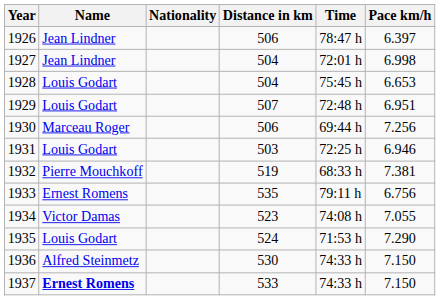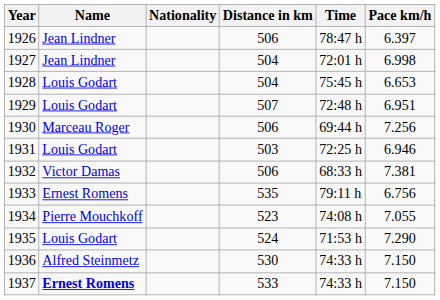(92, 171) Pierre Mouchkoff -> (81, 171) Victor Damas
(268, 171) 519 -> (268, 171) 506
(81, 216) Victor Damas -> (92, 216) Pierre Mouchkoff
